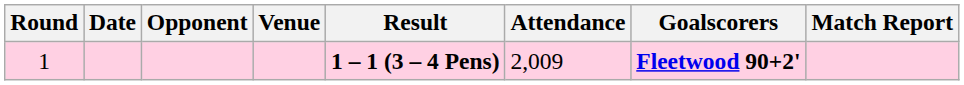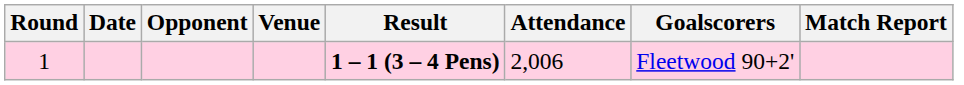(537, 60) 2,009 -> (537, 60) 2,006
(718, 60) bold -> (715, 60) normal
